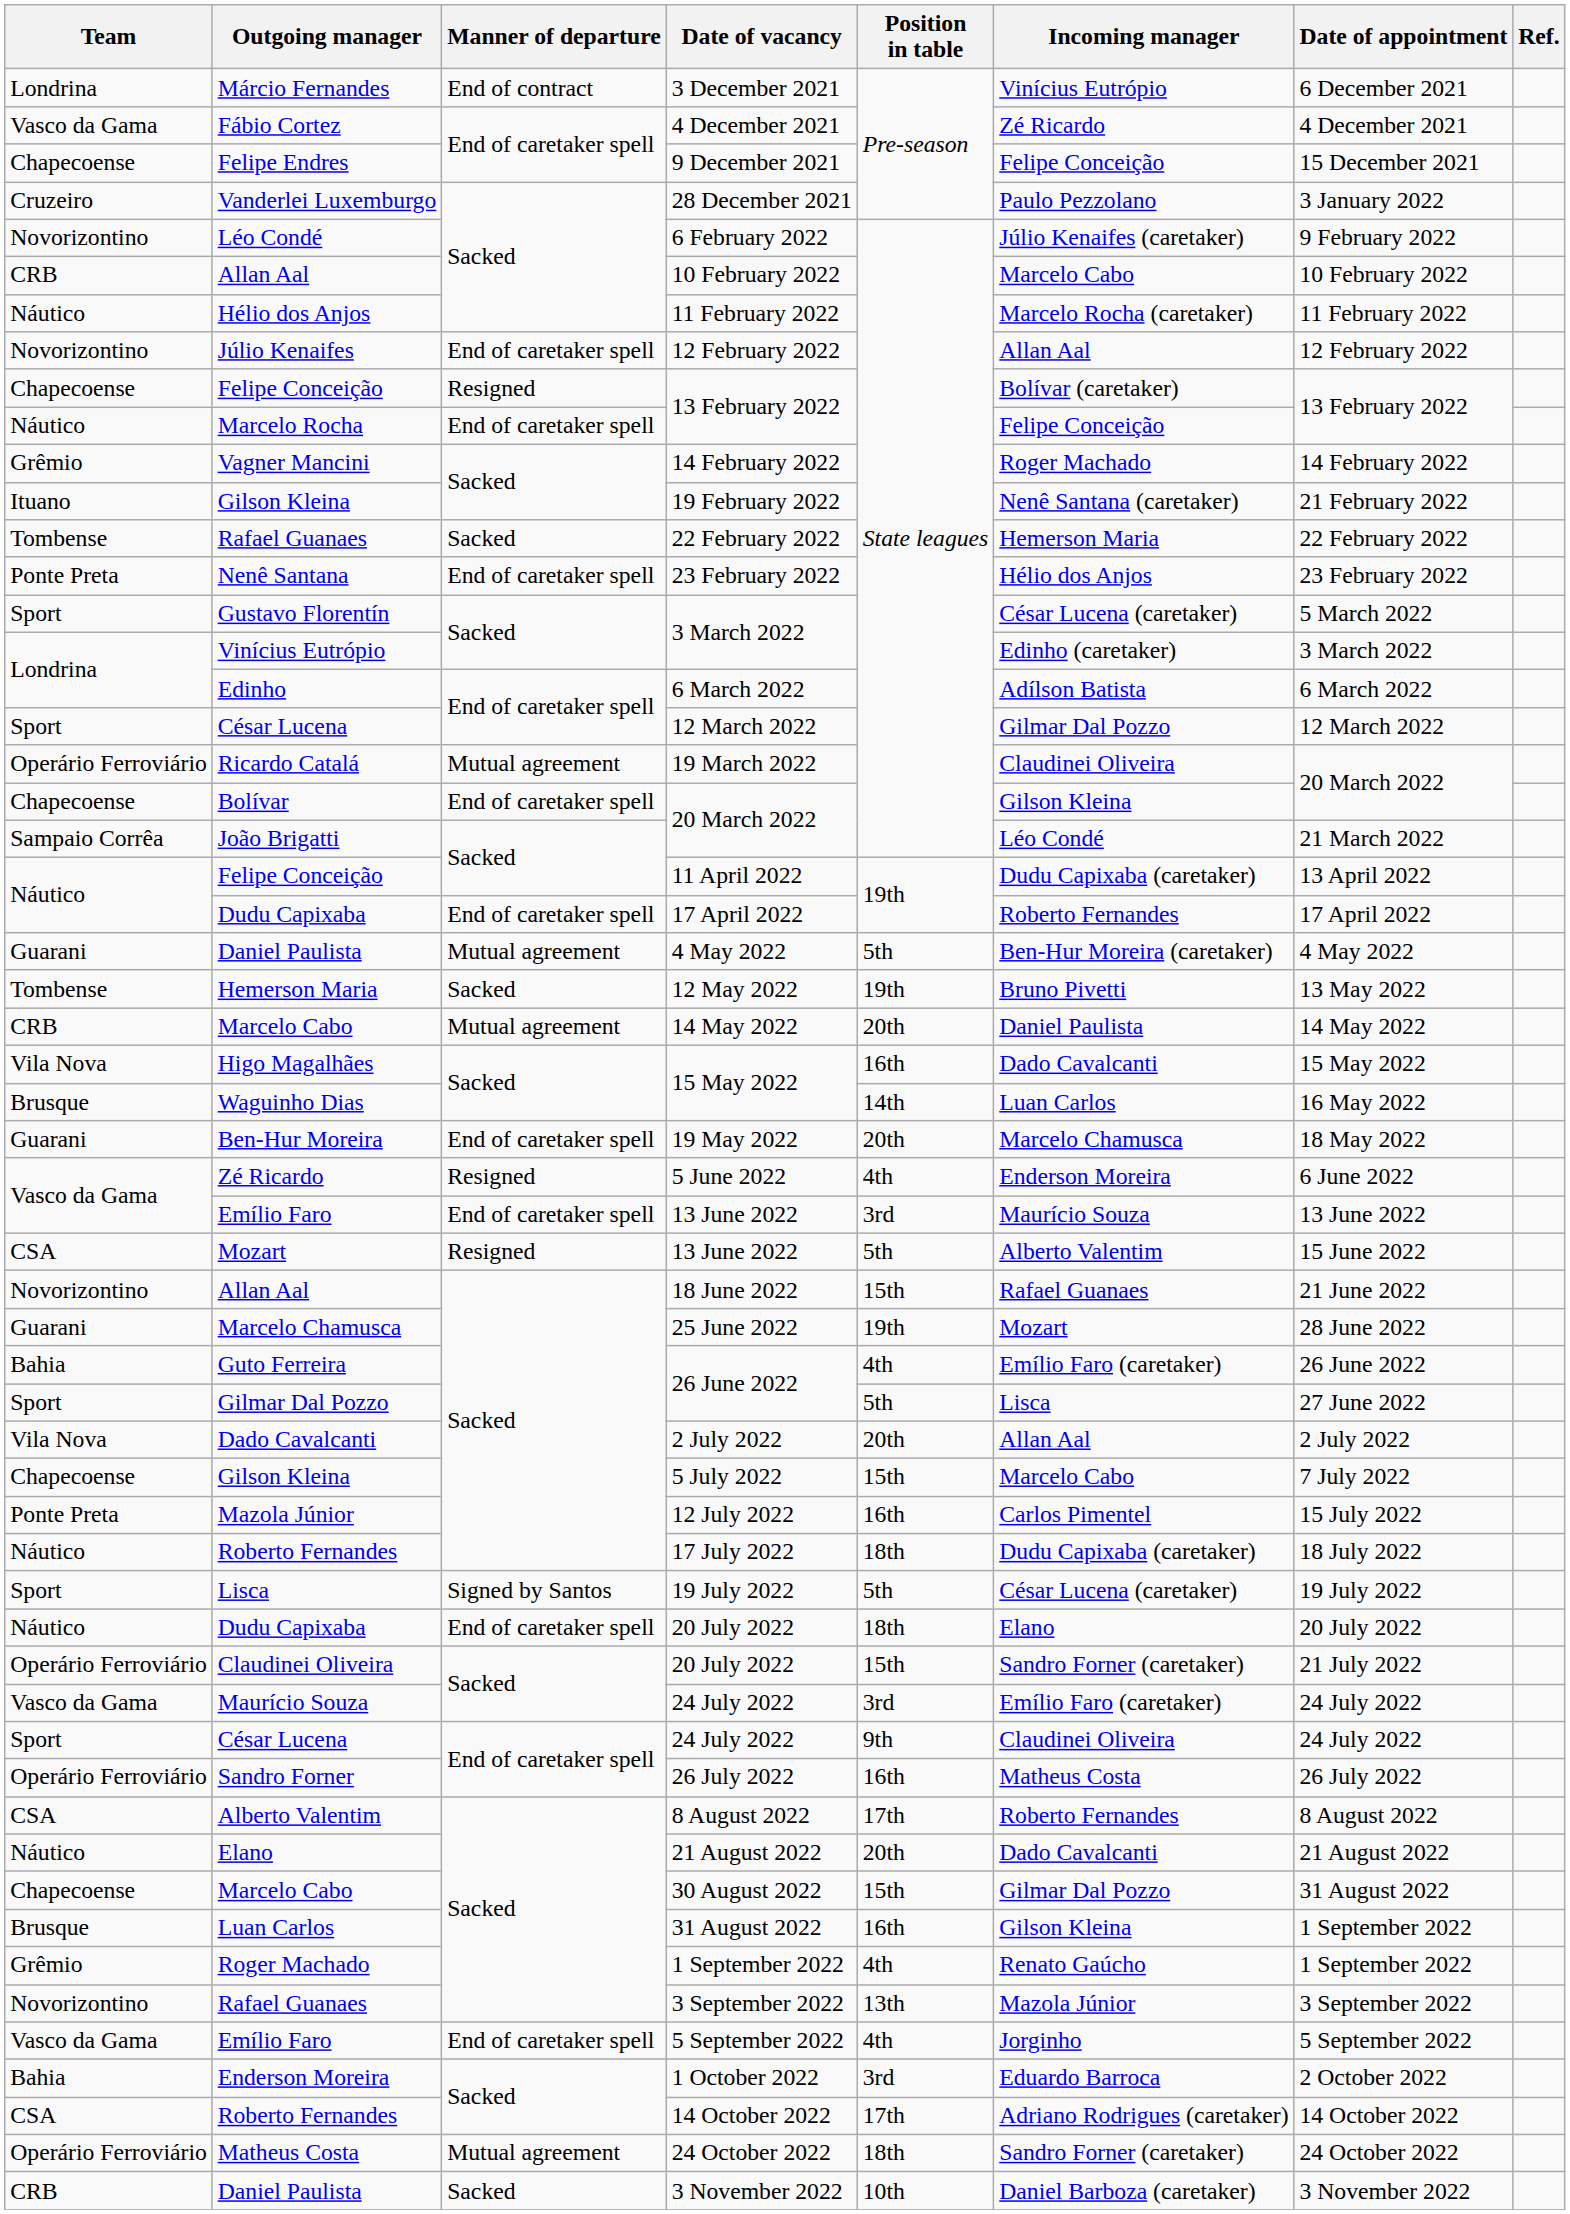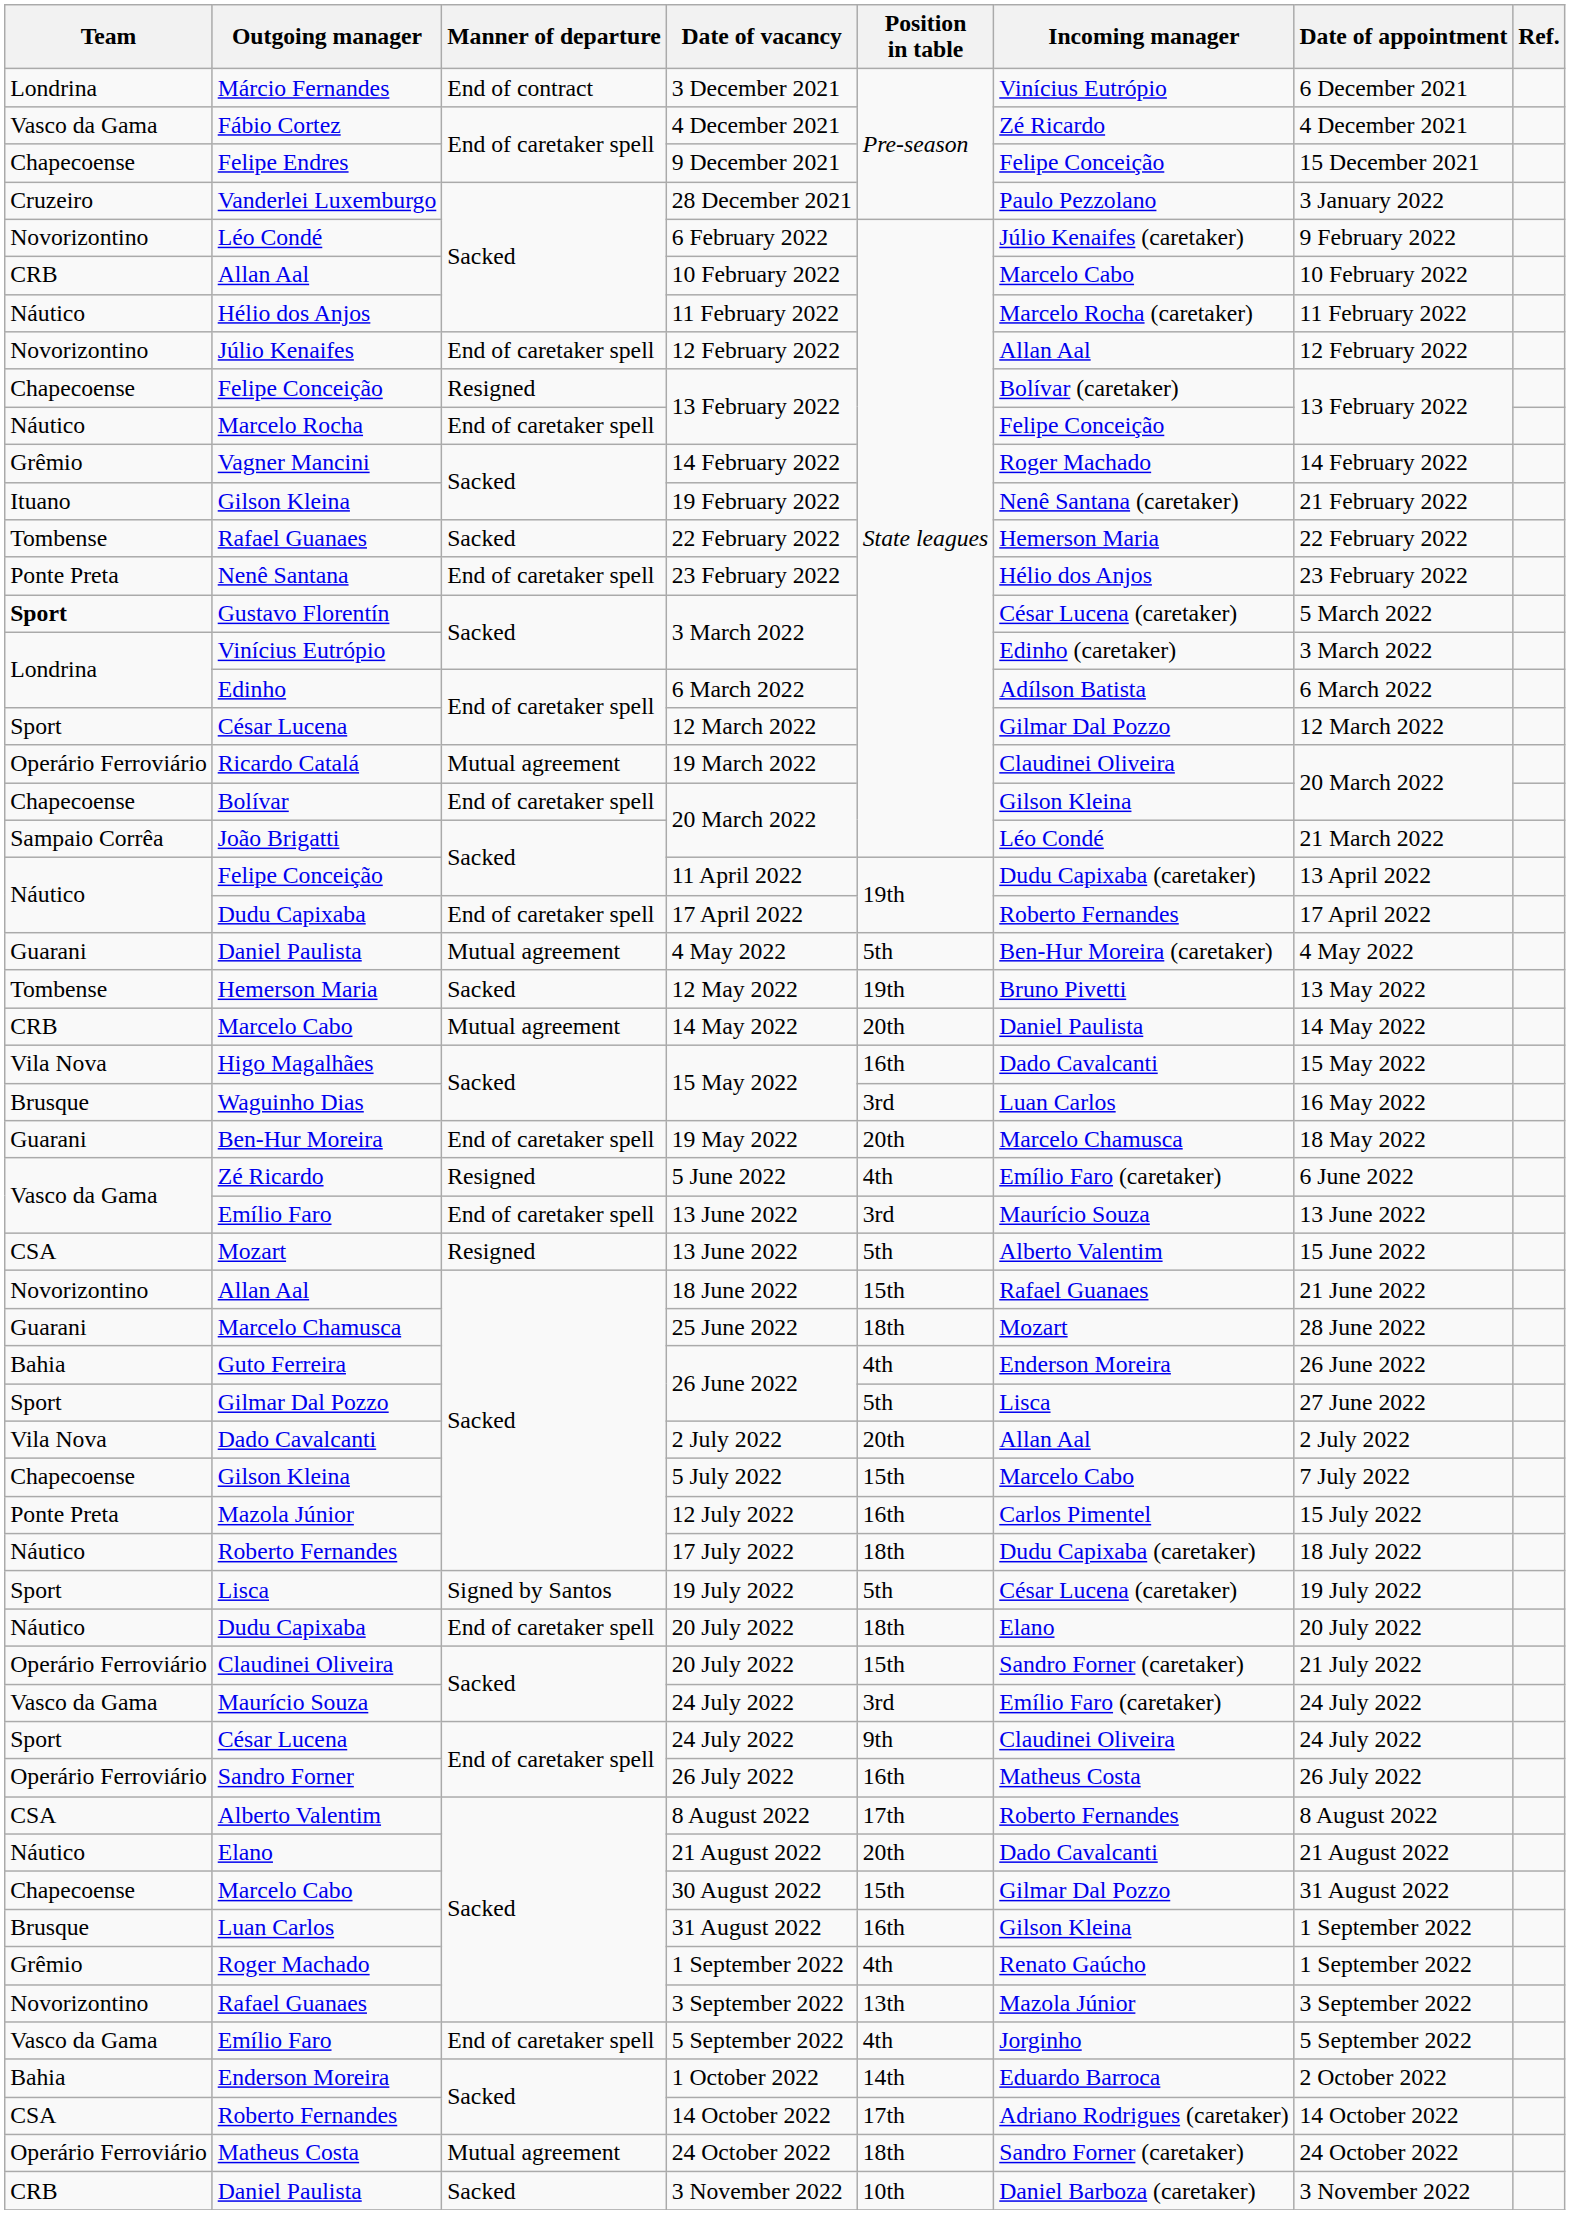(36, 613) normal -> (38, 613) bold
(884, 1101) 14th -> (879, 1101) 3rd
(1085, 1176) Enderson Moreira -> (1110, 1176) Emílio Faro (caretaker)
(884, 1326) 19th -> (884, 1326) 18th
(1110, 1364) Emílio Faro (caretaker) -> (1085, 1364) Enderson Moreira
(879, 2077) 3rd -> (884, 2077) 14th
